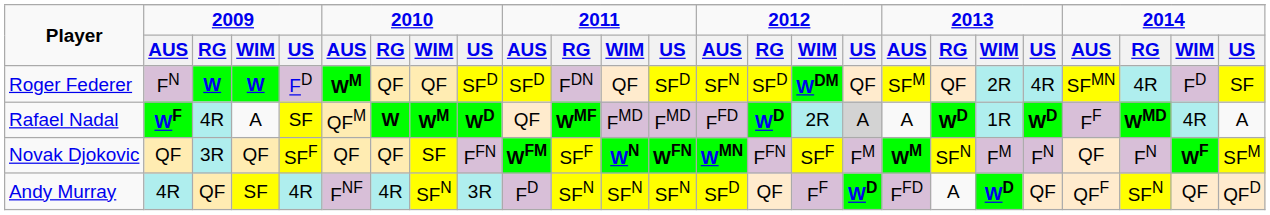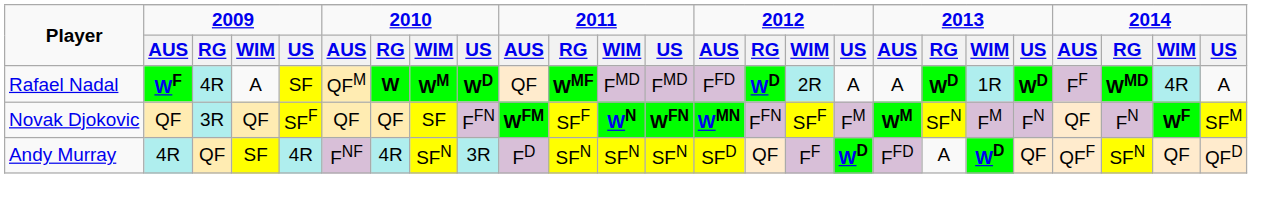- row: (71, 83)
(863, 119) lightgrey background -> (853, 83) no background
